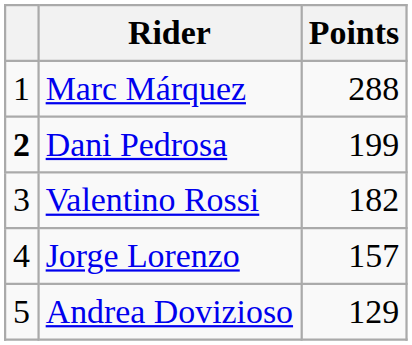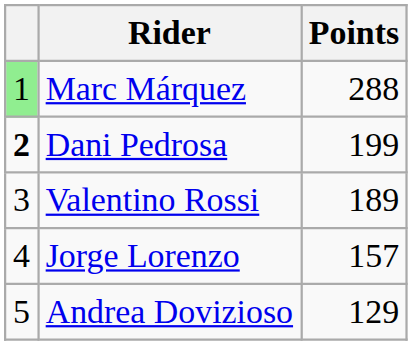(21, 88) no background -> (21, 88) lightgreen background
(374, 200) 182 -> (374, 200) 189
